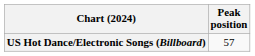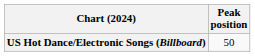(229, 42) 57 -> (229, 42) 50
